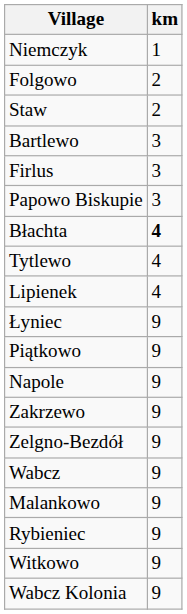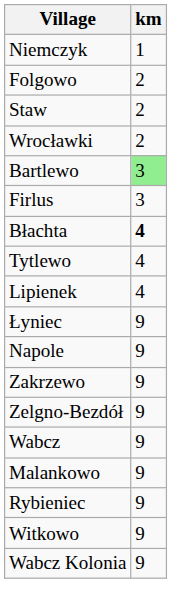+ row: (51, 140)
(156, 140) no background -> (140, 170) lightgreen background
- row: (76, 200)
- row: (45, 351)
